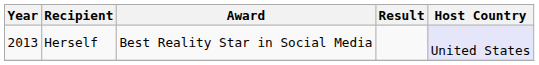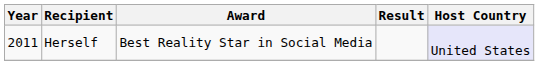(23, 43) 2013 -> (23, 43) 2011
